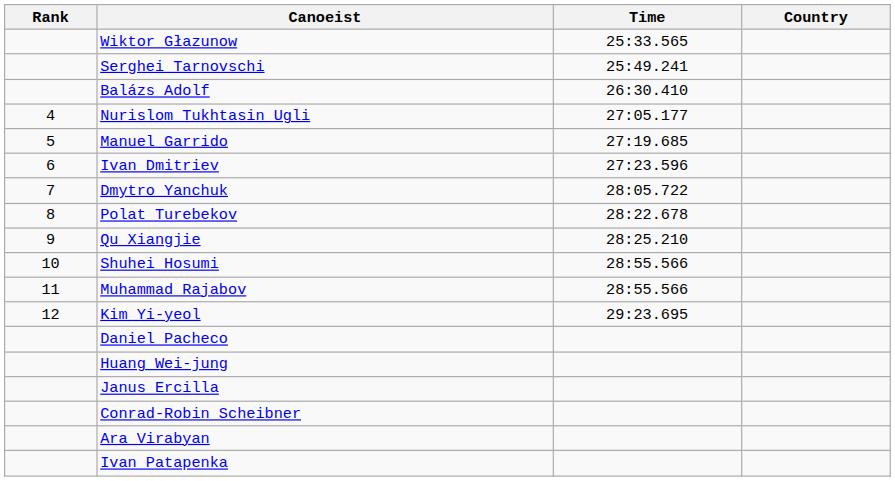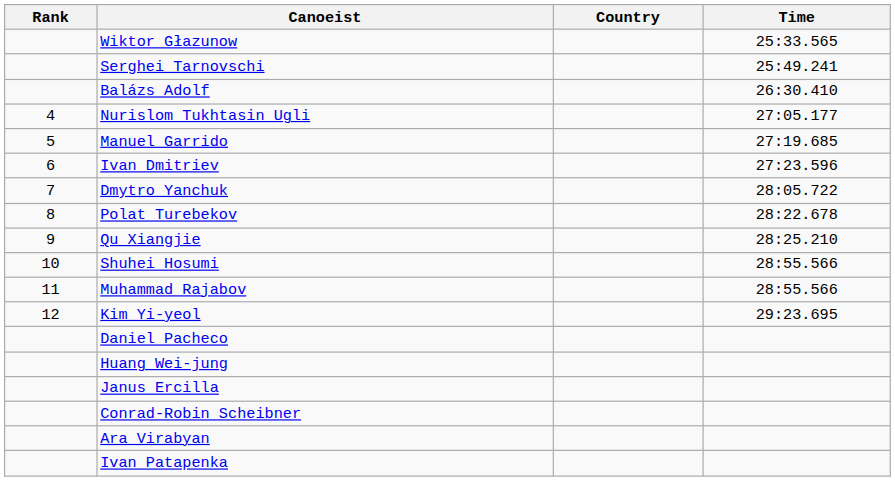columns swapped: (816, 17) <-> (647, 17)
